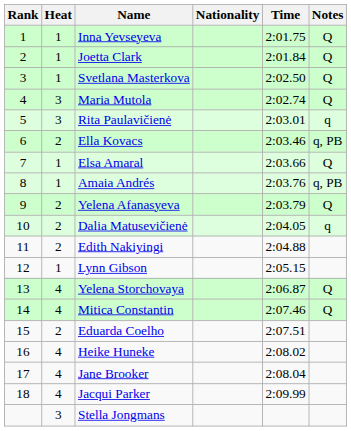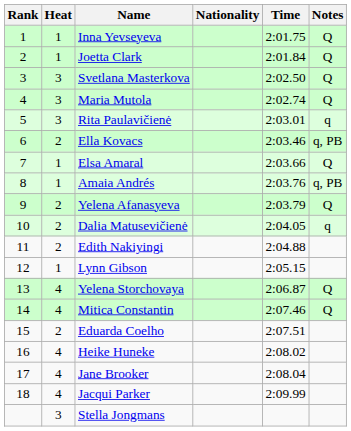(58, 78) 1 -> (58, 78) 3
